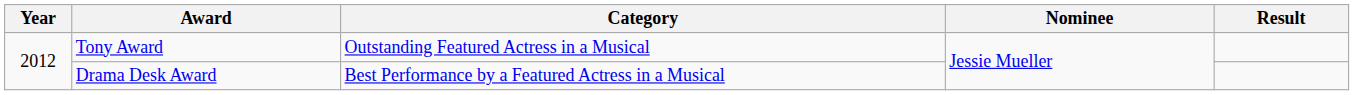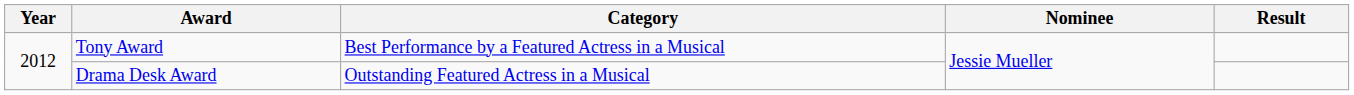(497, 47) Outstanding Featured Actress in a Musical -> (535, 47) Best Performance by a Featured Actress in a Musical
(535, 75) Best Performance by a Featured Actress in a Musical -> (497, 75) Outstanding Featured Actress in a Musical
